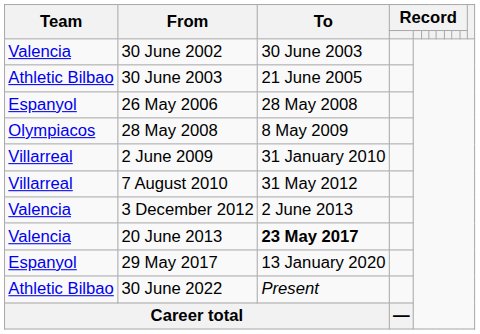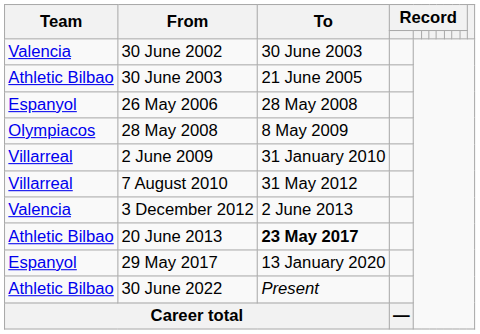(40, 236) Valencia -> (61, 236) Athletic Bilbao
